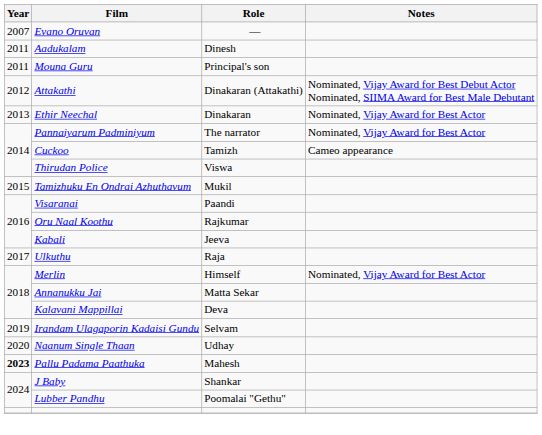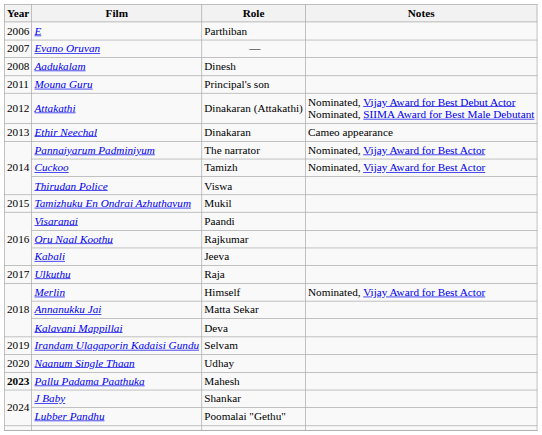+ row: (38, 31)
(18, 48) 2011 -> (18, 66) 2008
(397, 114) Nominated, Vijay Award for Best Actor -> (350, 132) Cameo appearance
(350, 150) Cameo appearance -> (397, 168) Nominated, Vijay Award for Best Actor
